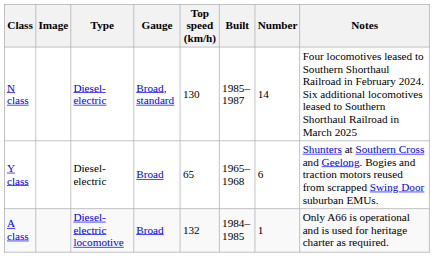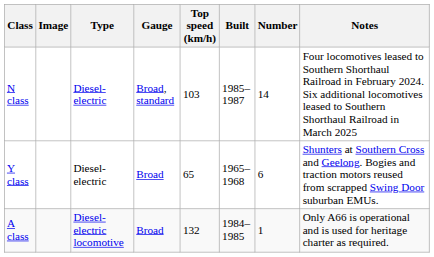(191, 94) 130 -> (191, 94) 103
